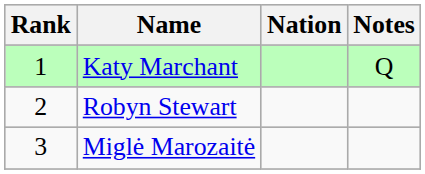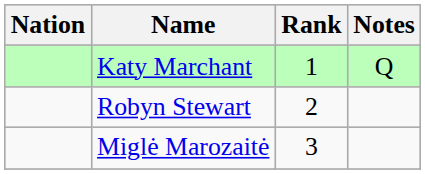columns swapped: (41, 24) <-> (304, 24)
